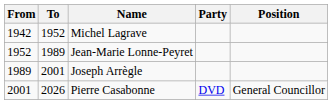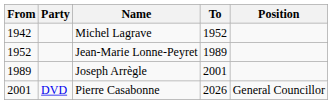columns swapped: (53, 14) <-> (213, 14)
